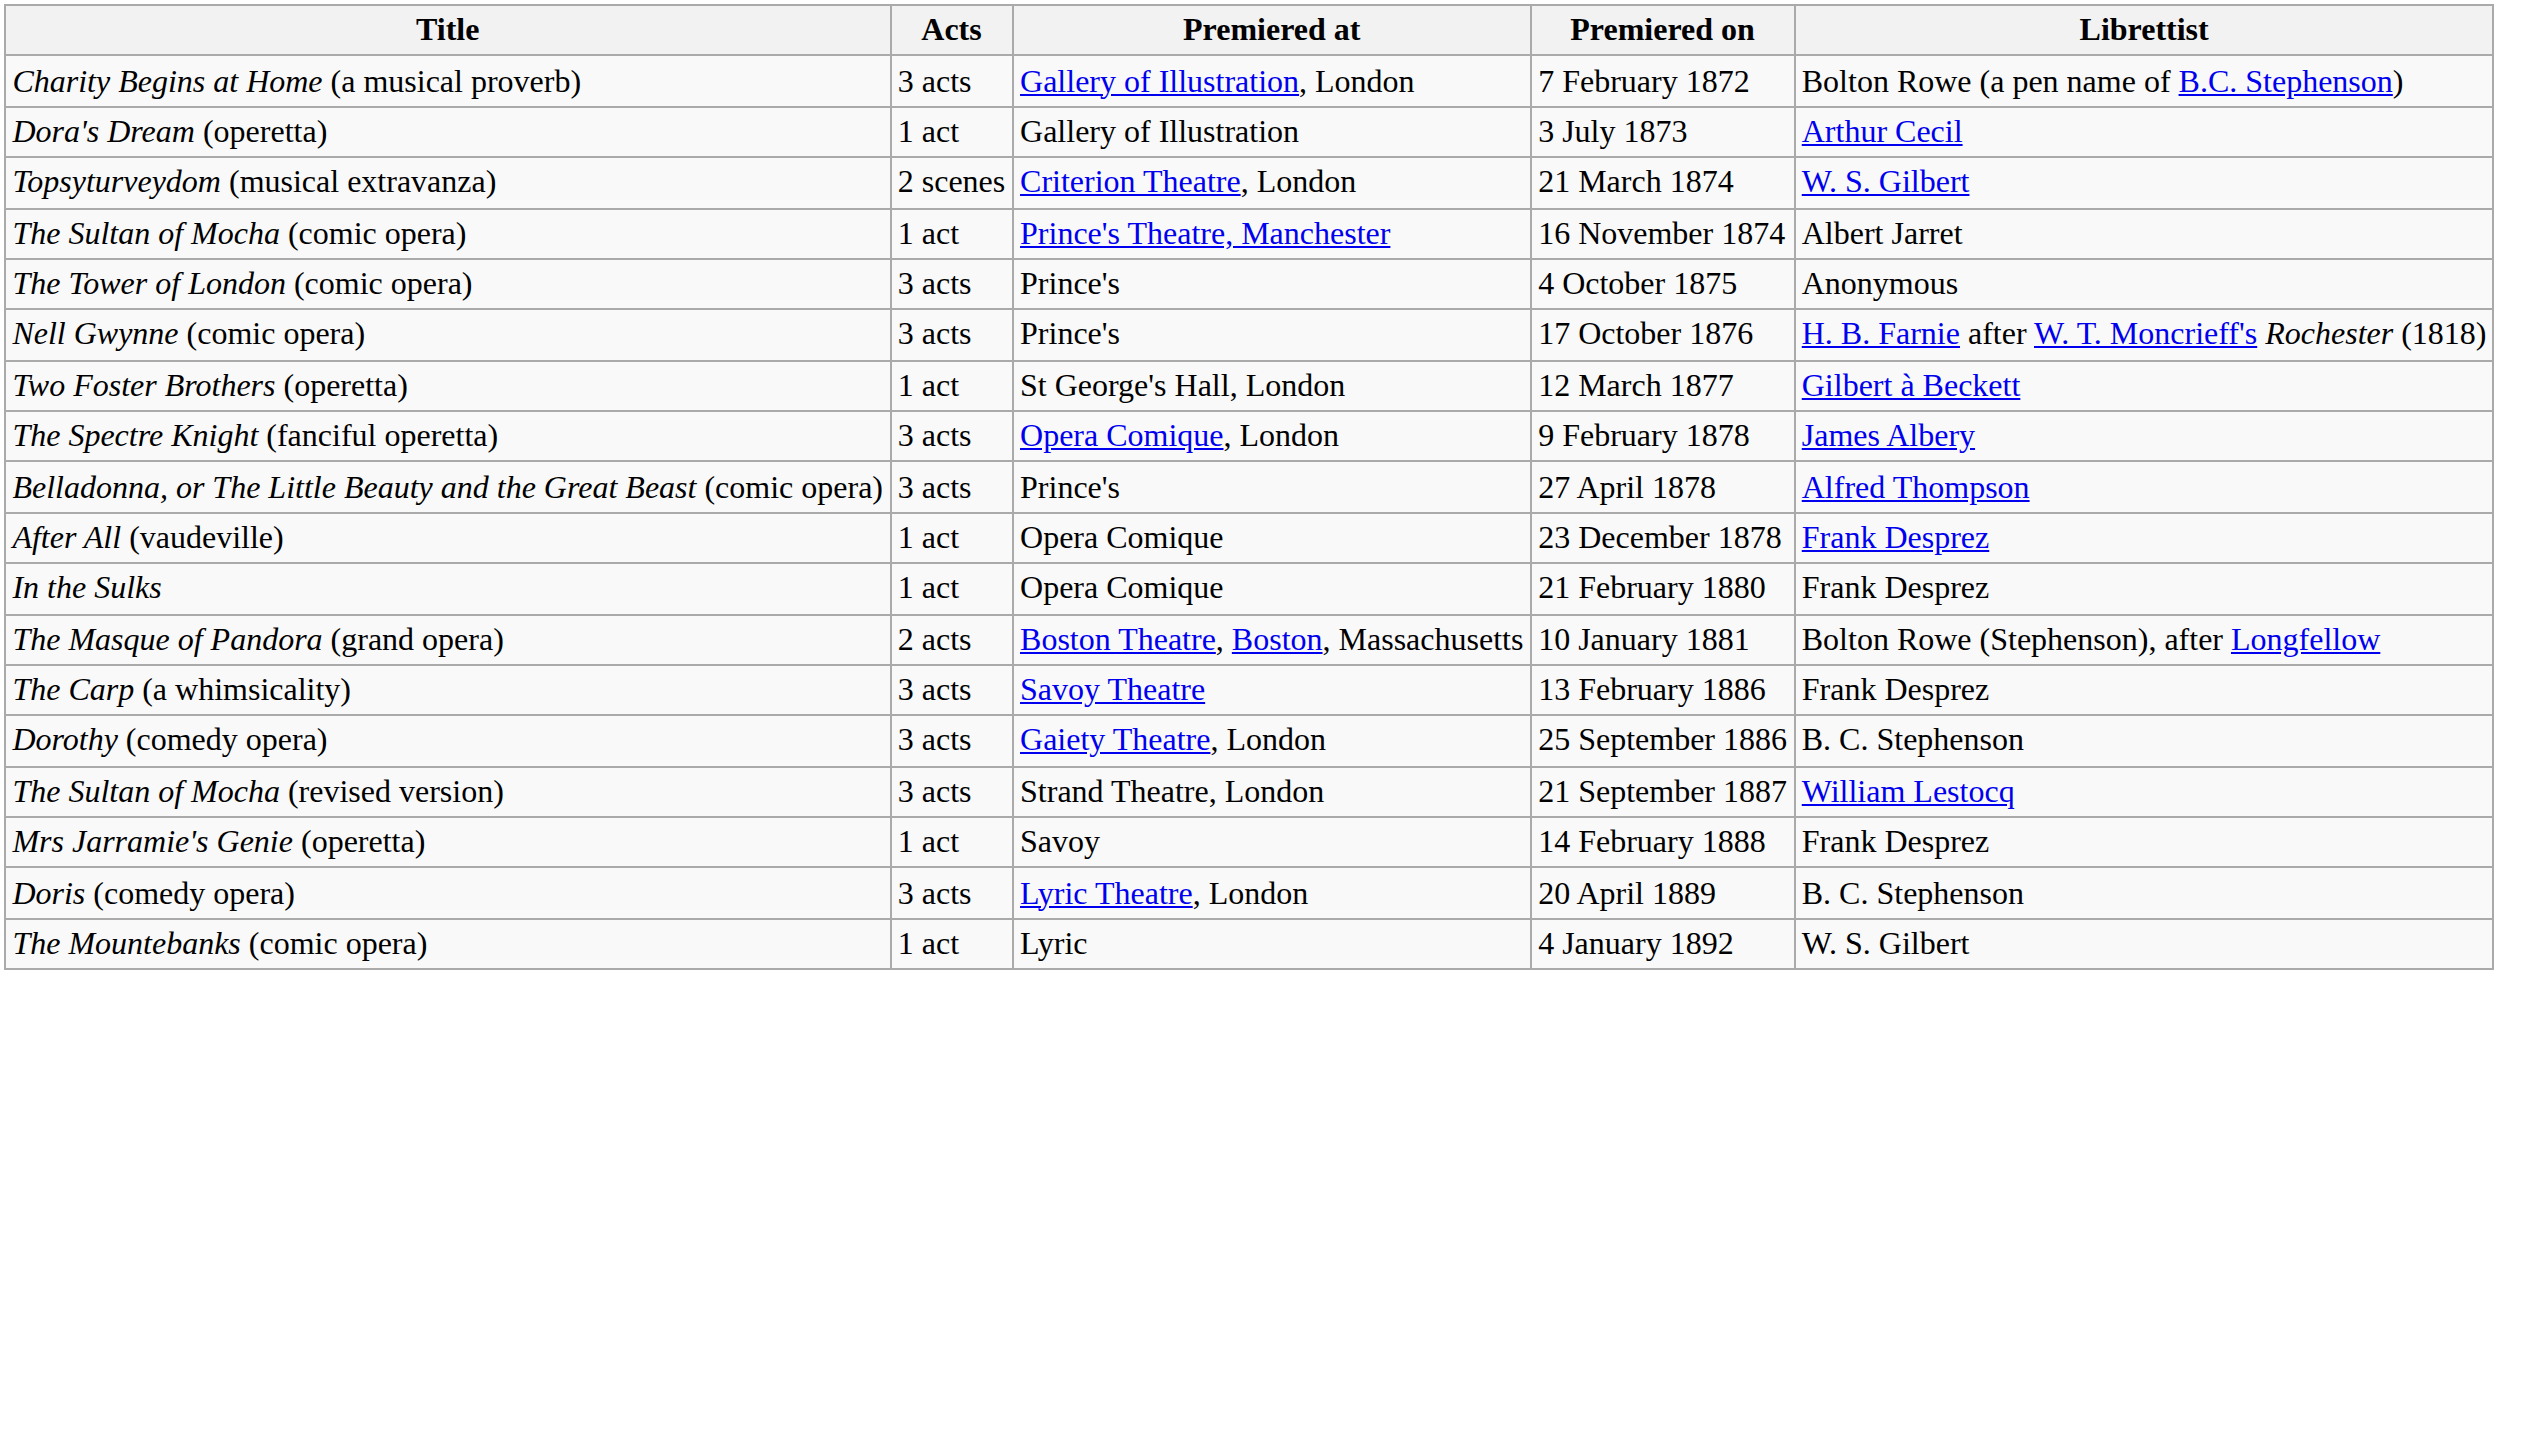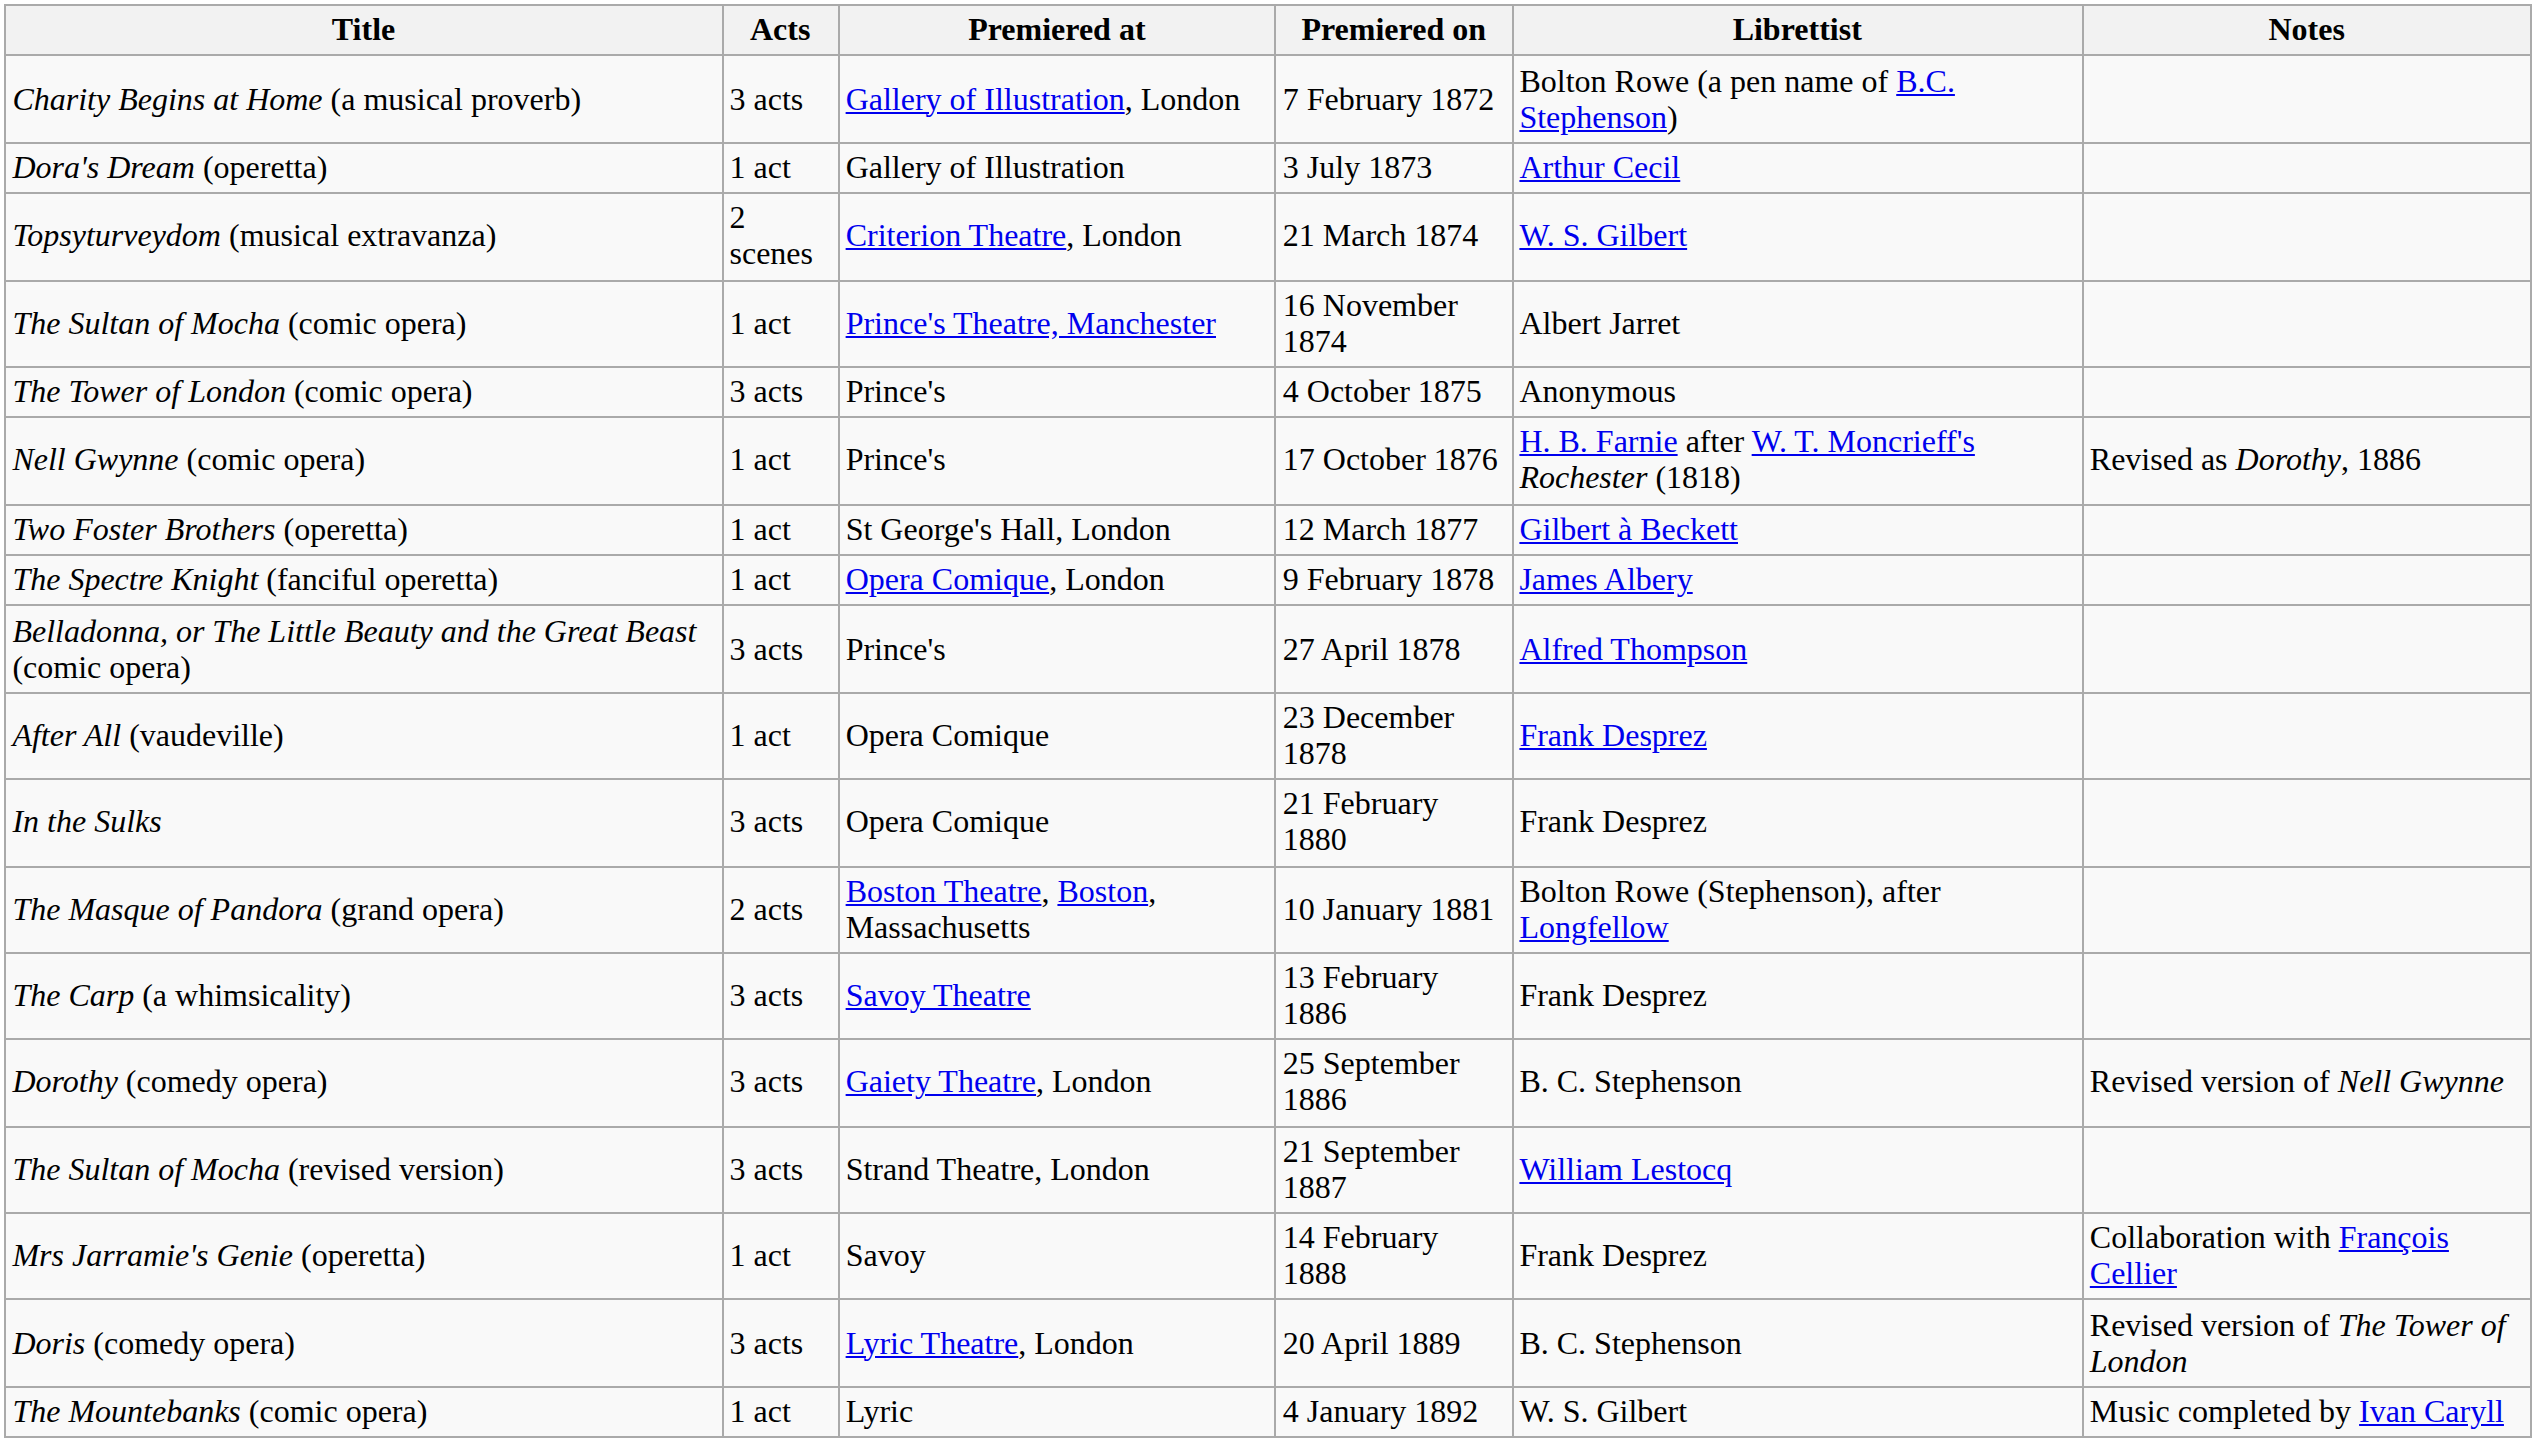+ column: (2307, 29)
(935, 334) 3 acts -> (760, 460) 1 act
(935, 435) 3 acts -> (760, 579) 1 act
(928, 588) 1 act -> (766, 822) 3 acts
